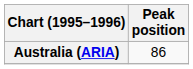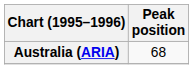(158, 52) 86 -> (158, 52) 68
